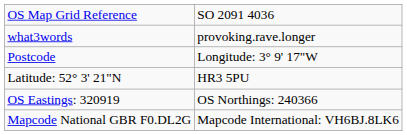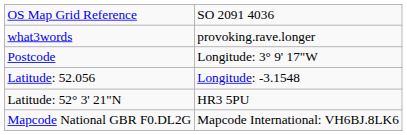+ row: (51, 78)
- row: (64, 99)
